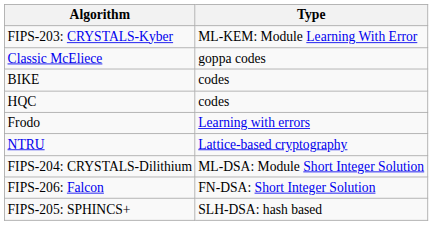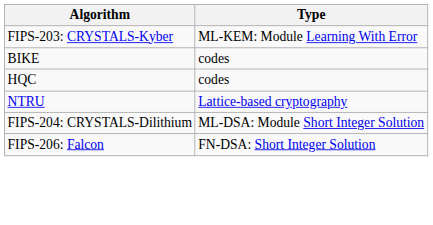- row: (55, 58)
- row: (24, 123)
- row: (69, 209)
